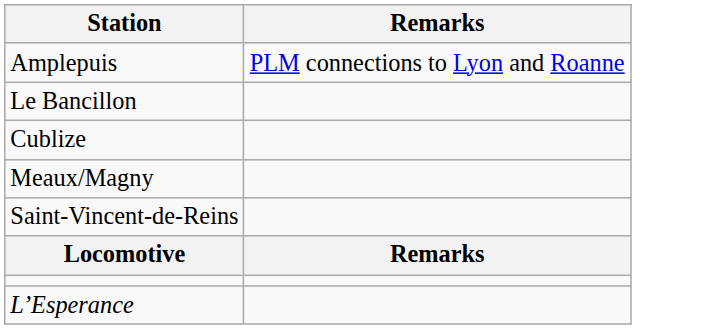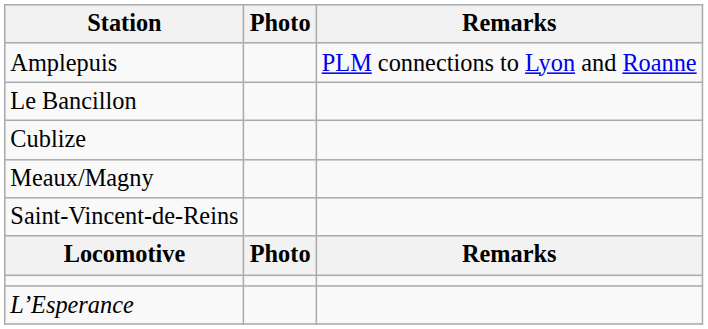+ column: (280, 23)
